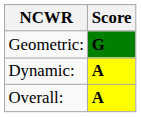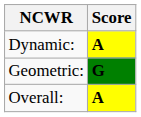rows swapped: (46, 44) <-> (42, 71)
